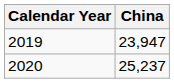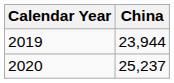(142, 41) 23,947 -> (142, 41) 23,944
